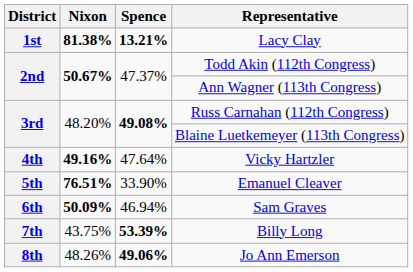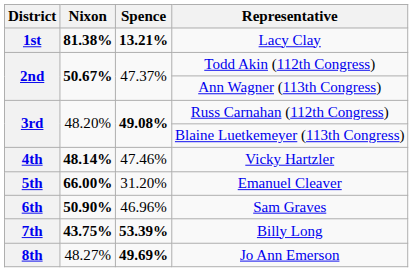(88, 159) 49.16% -> (88, 159) 48.14%
(144, 159) 47.64% -> (144, 159) 47.46%
(88, 183) 76.51% -> (88, 183) 66.00%
(144, 183) 33.90% -> (144, 183) 31.20%
(88, 207) 50.09% -> (88, 207) 50.90%
(144, 207) 46.94% -> (144, 207) 46.96%
(88, 231) normal -> (88, 231) bold
(88, 254) 48.26% -> (88, 254) 48.27%
(144, 254) 49.06% -> (144, 254) 49.69%
